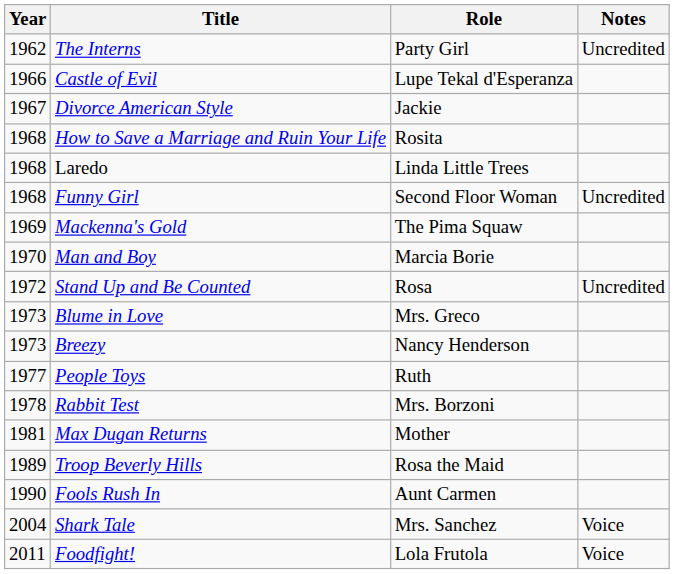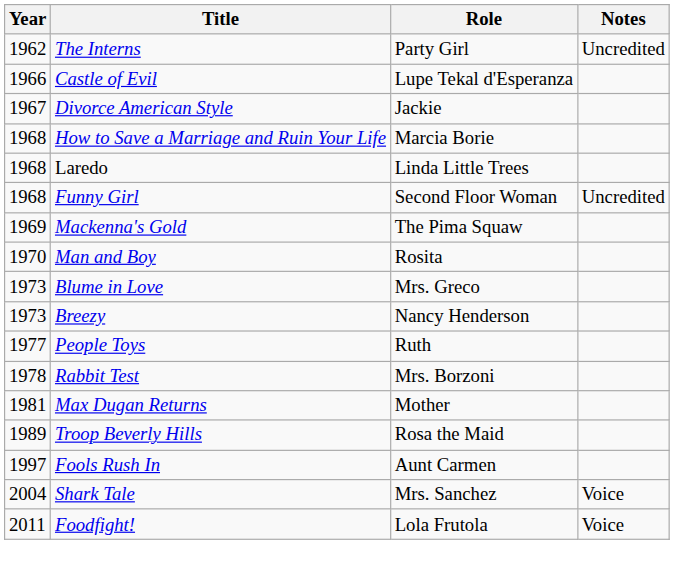(419, 138) Rosita -> (444, 138) Marcia Borie
(444, 256) Marcia Borie -> (419, 256) Rosita
- row: (153, 286)
(28, 494) 1990 -> (28, 464) 1997
